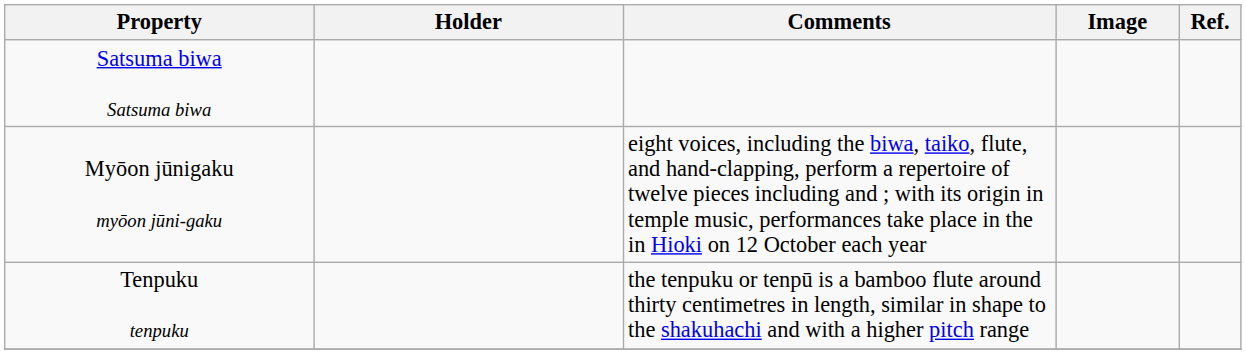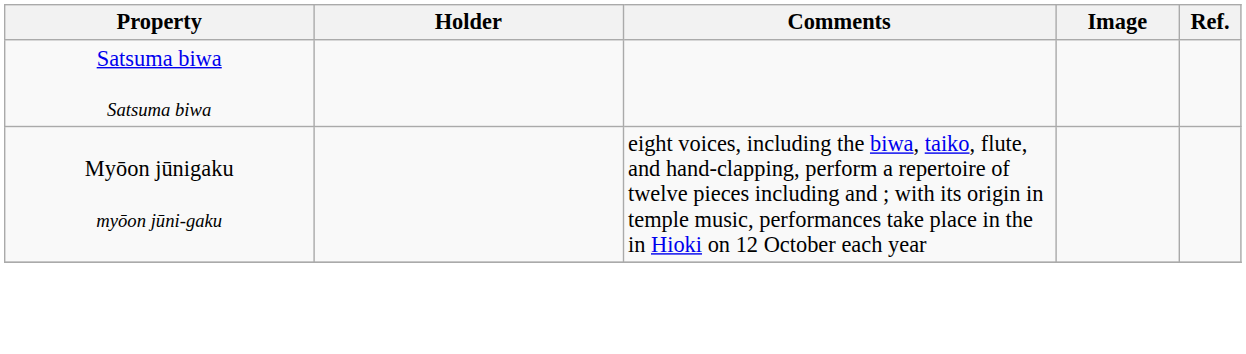- row: (159, 305)
